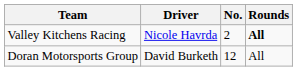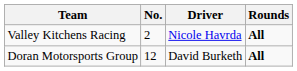columns swapped: (233, 14) <-> (181, 14)
(256, 55) normal -> (256, 55) bold
